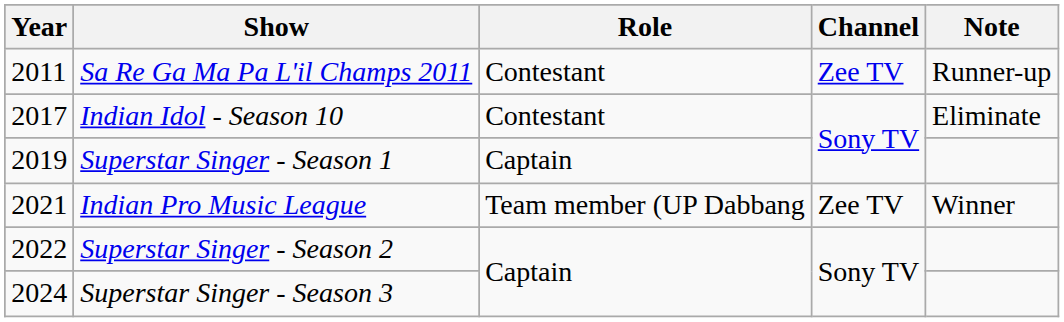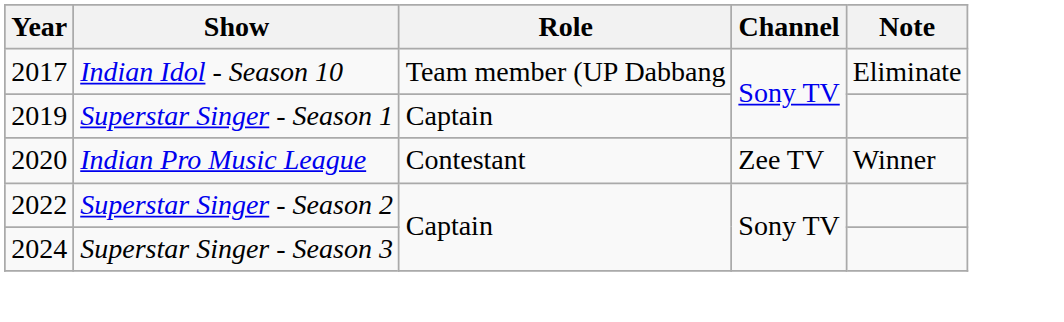- row: (276, 71)
(545, 115) Contestant -> (566, 71) Team member (UP Dabbang
(39, 204) 2021 -> (39, 159) 2020
(645, 204) Team member (UP Dabbang -> (466, 159) Contestant
